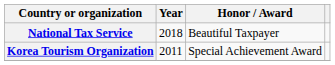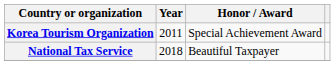rows swapped: (80, 51) <-> (80, 32)
